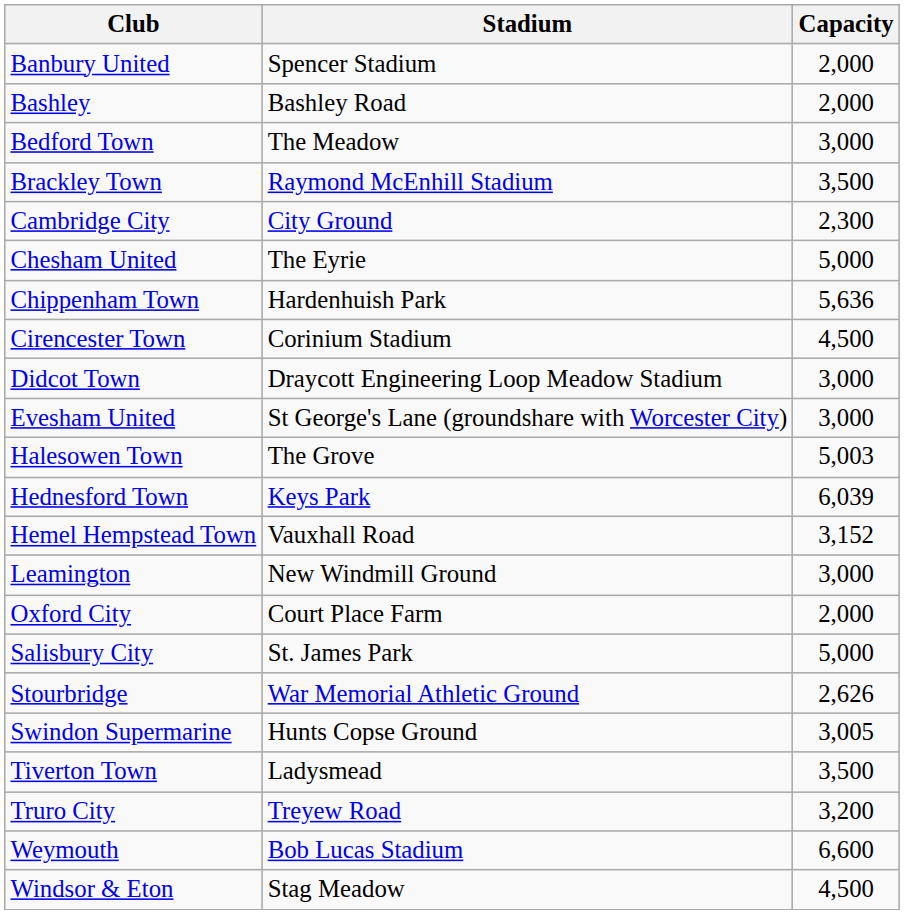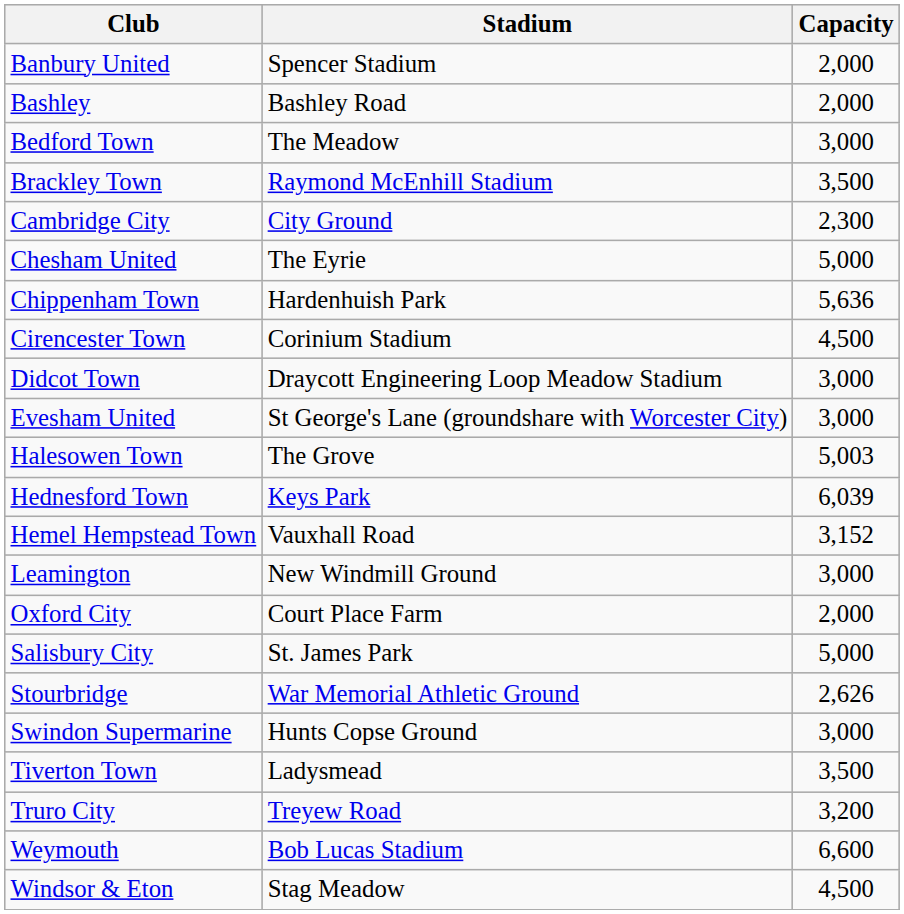(846, 732) 3,005 -> (846, 732) 3,000
